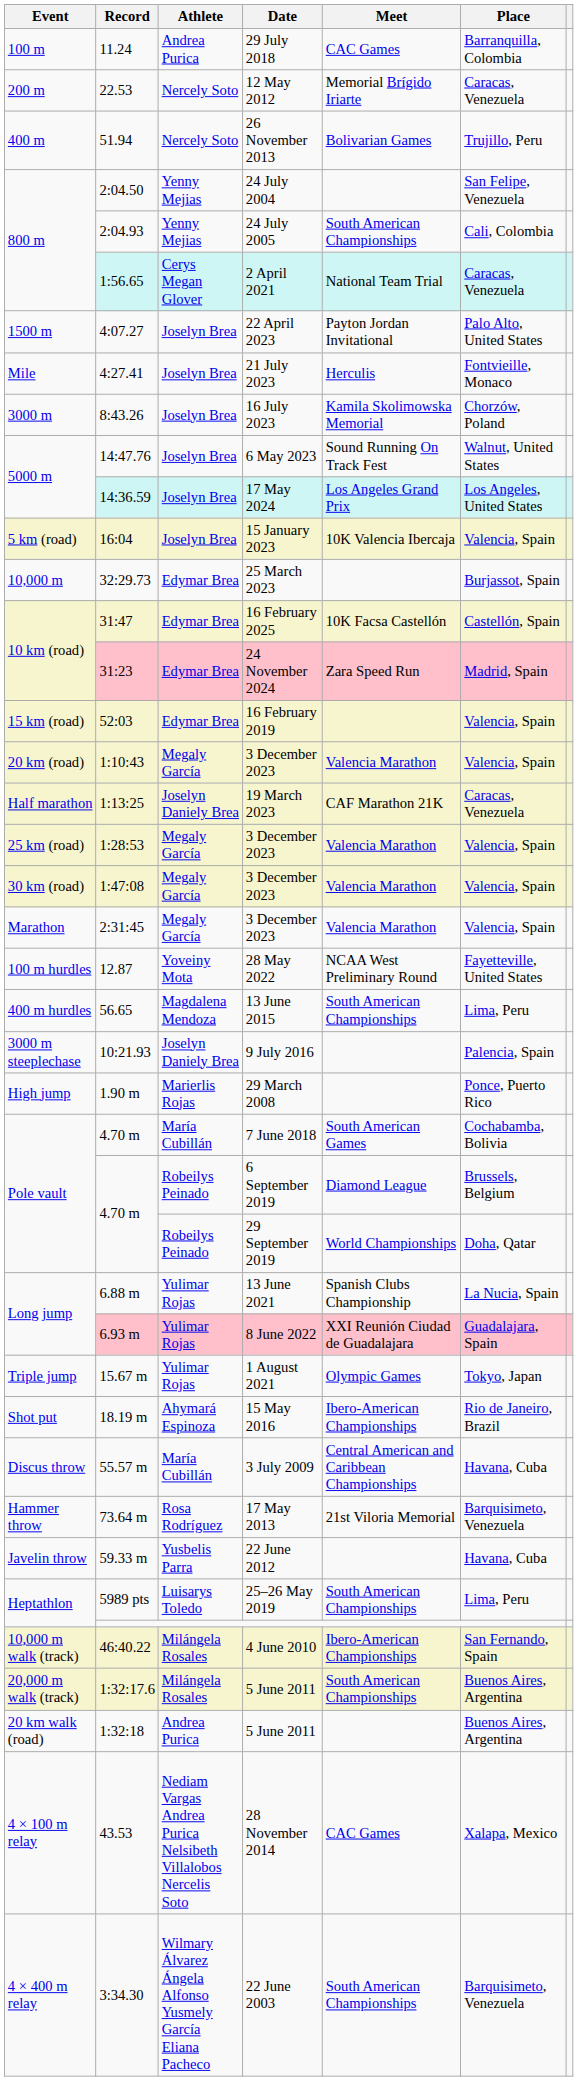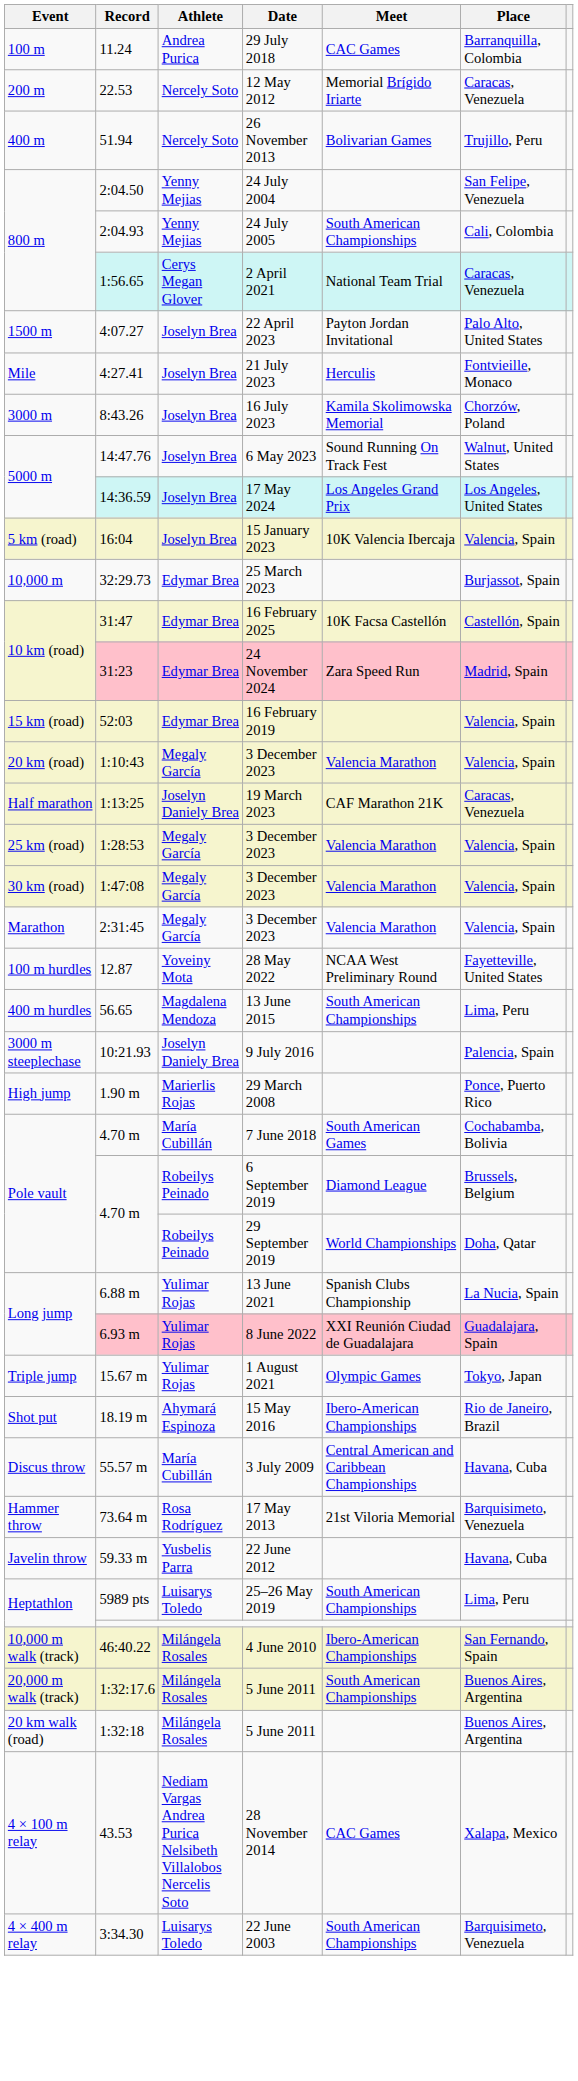(183, 1730) Andrea Purica -> (191, 1730) Milángela Rosales
(187, 2003) Wilmary Álvarez Ángela Alfonso Yusmely García Eliana Pacheco -> (187, 1934) Luisarys Toledo
